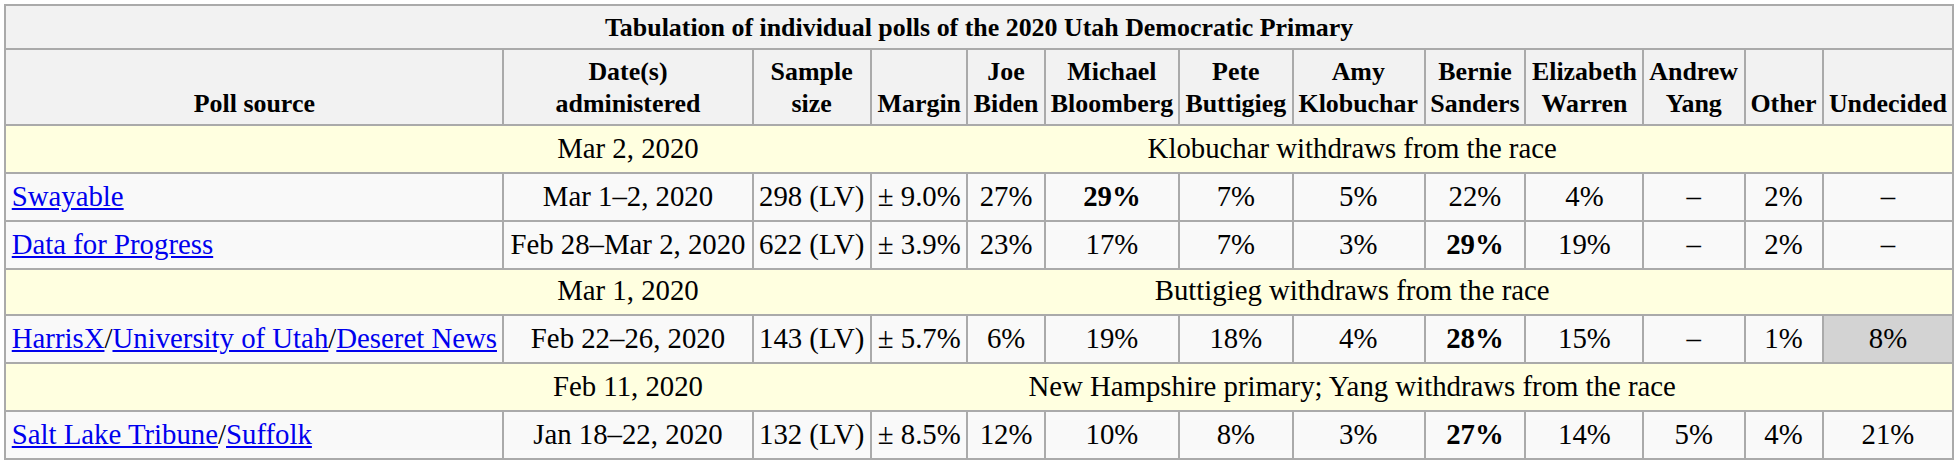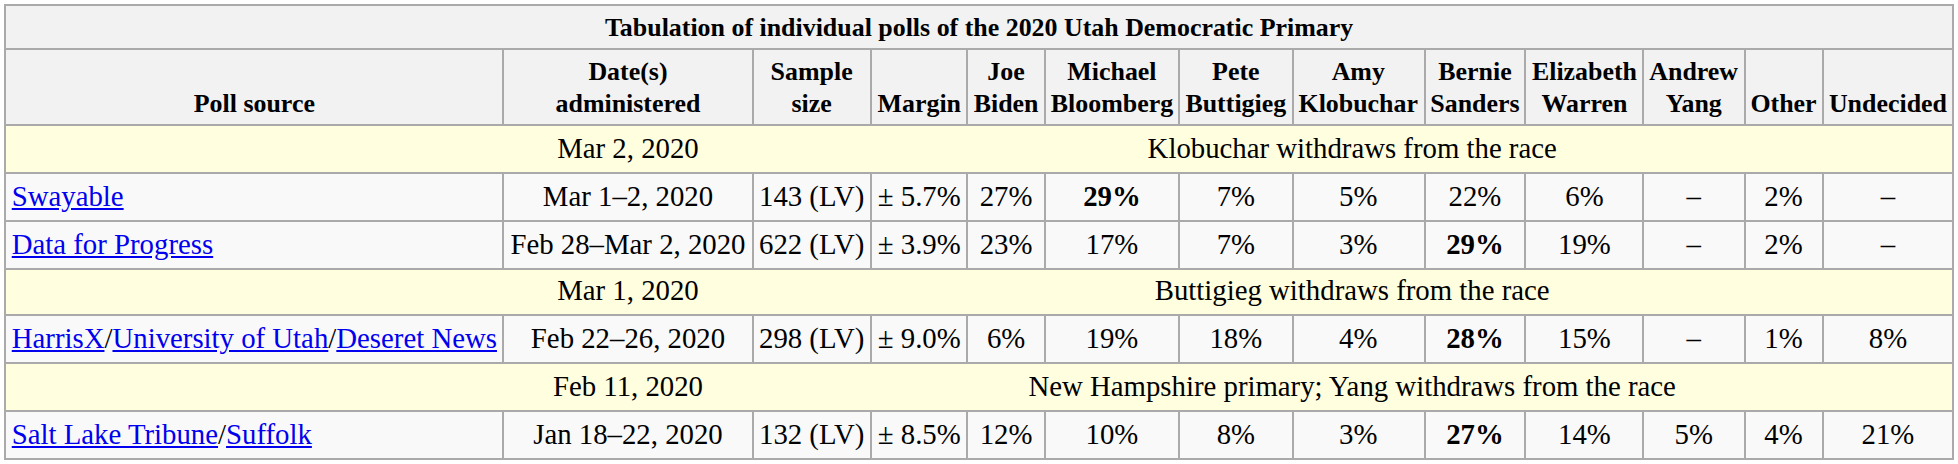(812, 196) 298 (LV) -> (812, 196) 143 (LV)
(919, 196) ± 9.0% -> (919, 196) ± 5.7%
(1584, 196) 4% -> (1584, 196) 6%
(812, 339) 143 (LV) -> (812, 339) 298 (LV)
(919, 339) ± 5.7% -> (919, 339) ± 9.0%
(1888, 339) lightgrey background -> (1888, 339) no background
